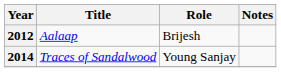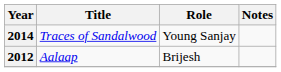rows swapped: (21, 35) <-> (21, 56)
